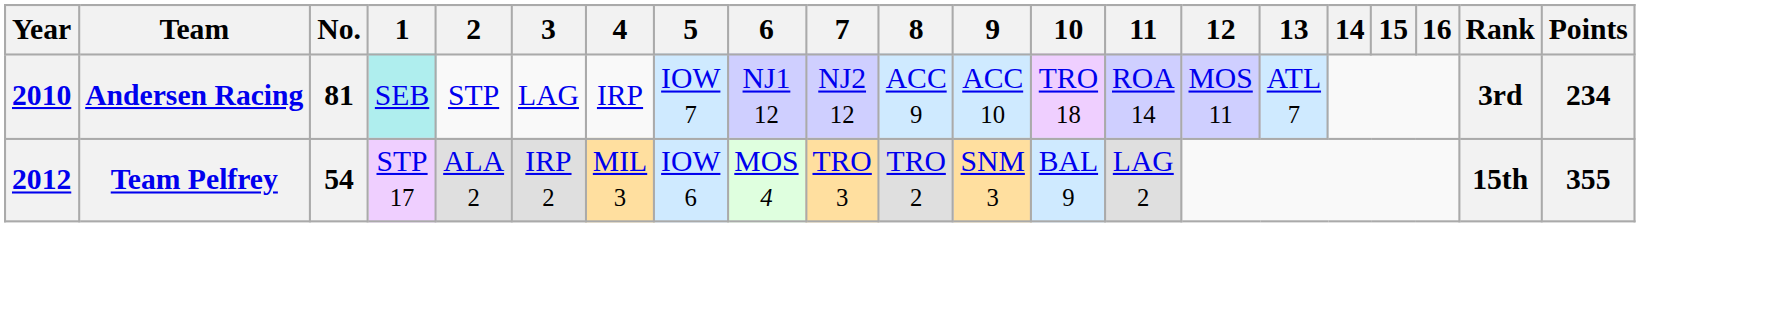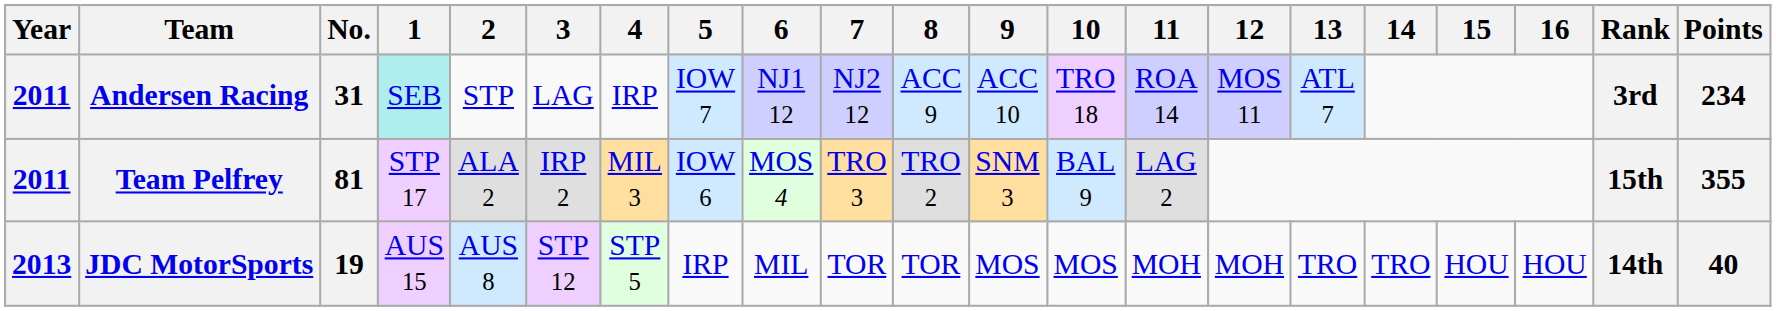(42, 95) 2010 -> (42, 95) 2011
(339, 95) 81 -> (349, 95) 31
(42, 179) 2012 -> (42, 179) 2011
(339, 179) 54 -> (349, 179) 81
+ row: (199, 263)
